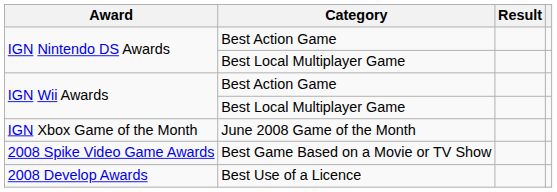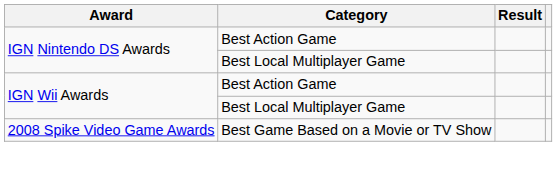- row: (103, 130)
- row: (78, 175)
